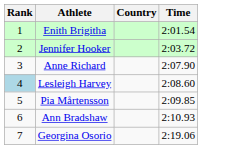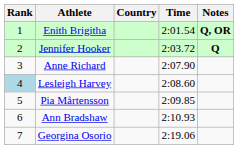+ column: (215, 13)
